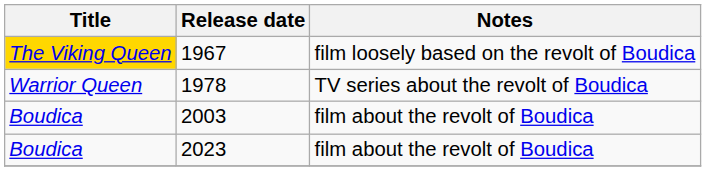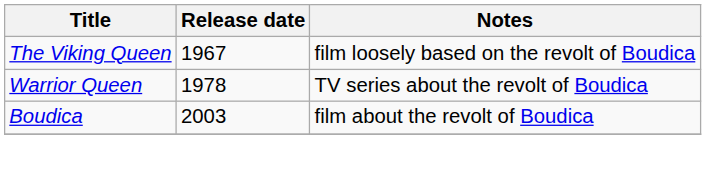(90, 52) gold background -> (90, 52) no background
- row: (204, 149)
